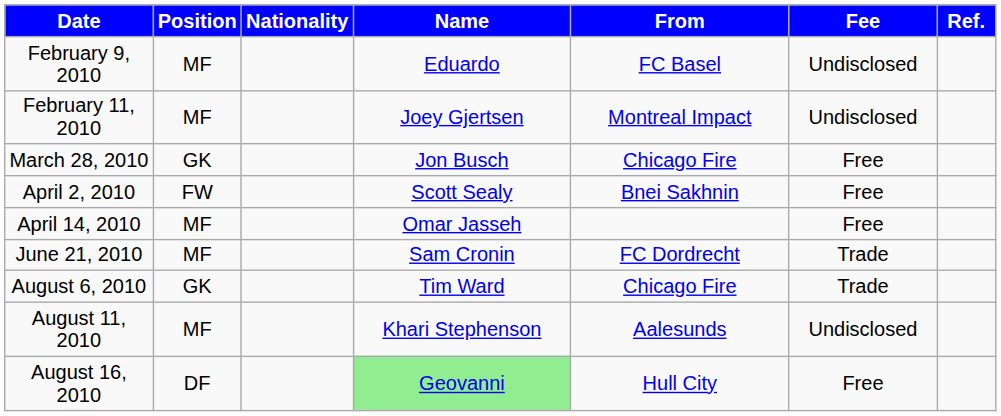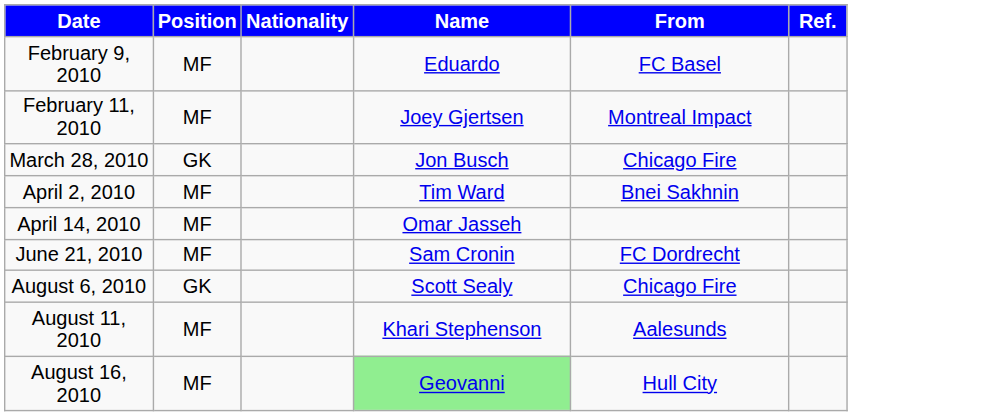- column: (863, 21)
(197, 192) FW -> (197, 192) MF
(462, 192) Scott Sealy -> (462, 192) Tim Ward
(462, 287) Tim Ward -> (462, 287) Scott Sealy
(197, 383) DF -> (197, 383) MF
